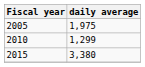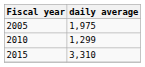(83, 55) 3,380 -> (83, 55) 3,310
